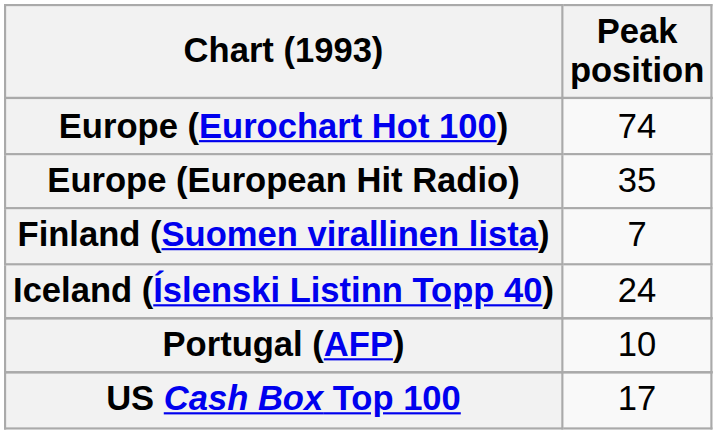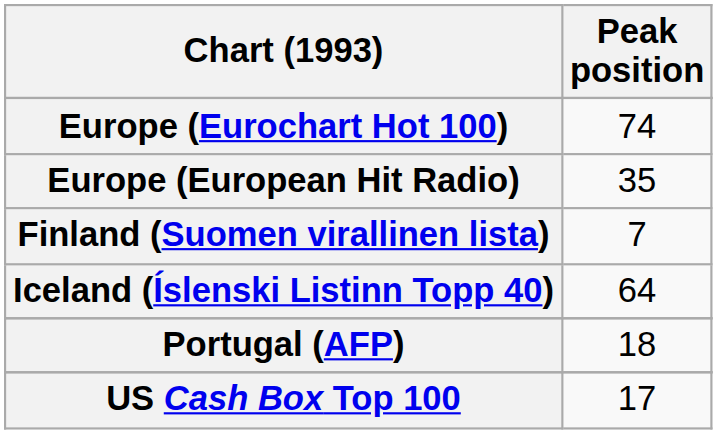(637, 290) 24 -> (637, 290) 64
(637, 344) 10 -> (637, 344) 18
